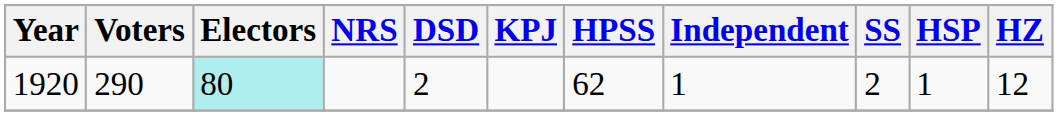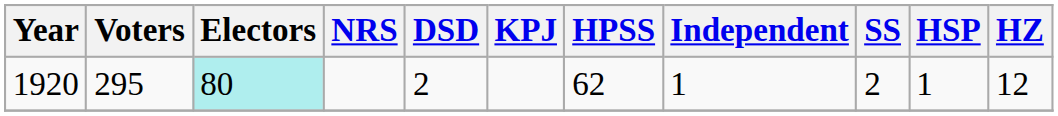(119, 83) 290 -> (119, 83) 295
